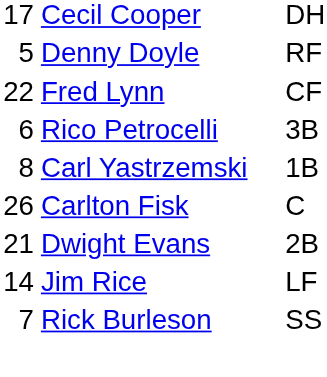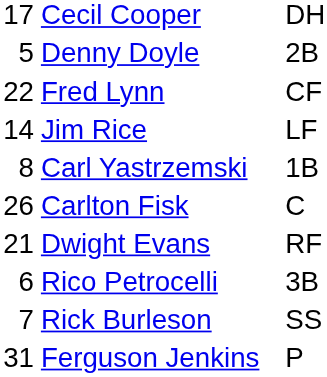(304, 53) RF -> (302, 53) 2B
rows swapped: (94, 281) <-> (129, 129)
(302, 243) 2B -> (304, 243) RF
+ row: (150, 357)
